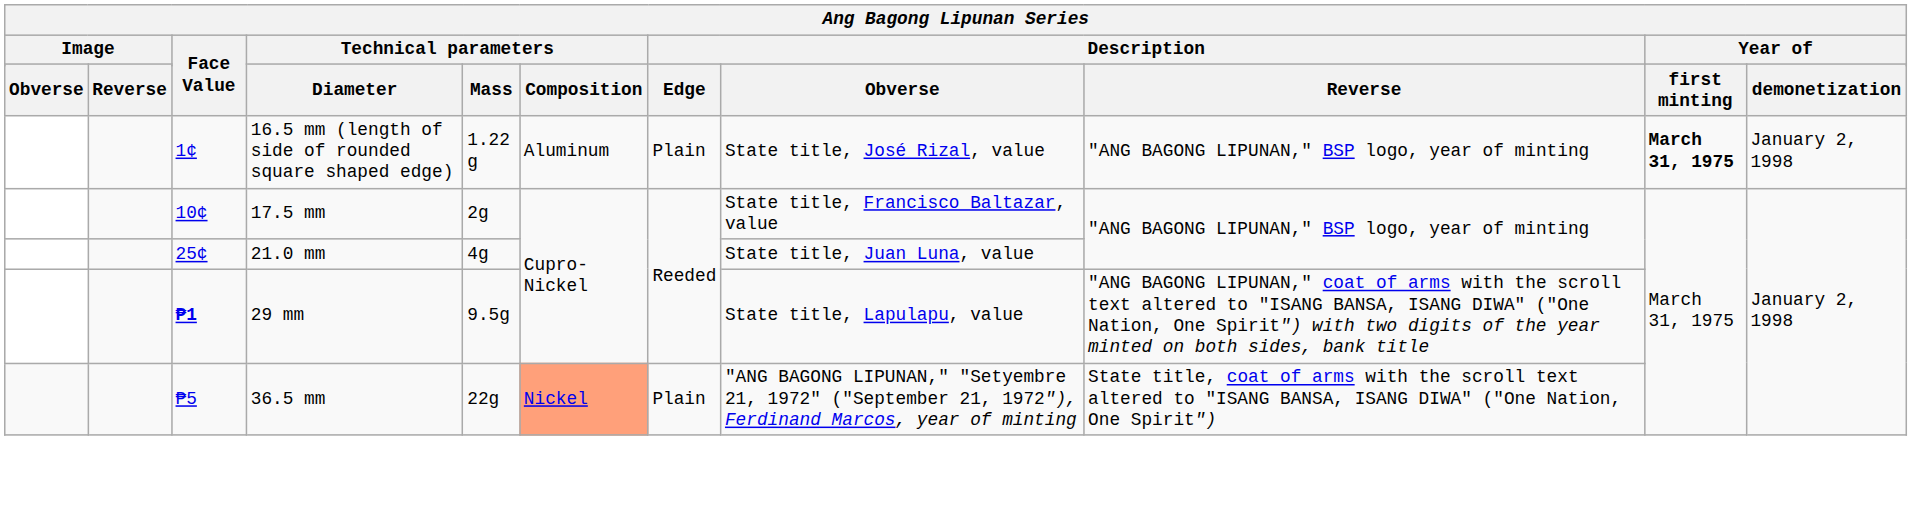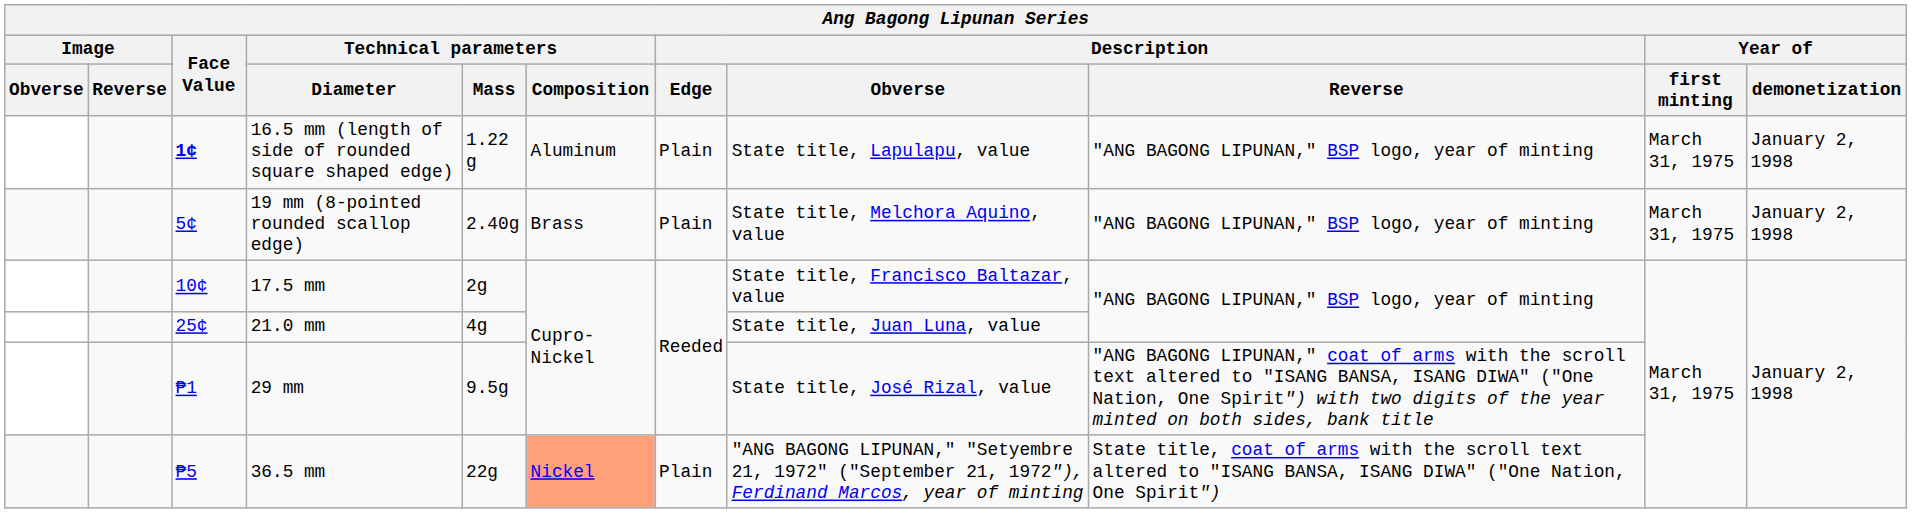(186, 152) normal -> (186, 152) bold
(885, 152) State title, José Rizal, value -> (881, 152) State title, Lapulapu, value
(1691, 152) bold -> (1691, 152) normal
+ row: (336, 224)
(186, 316) bold -> (186, 388) normal
(874, 316) State title, Lapulapu, value -> (892, 388) State title, José Rizal, value
